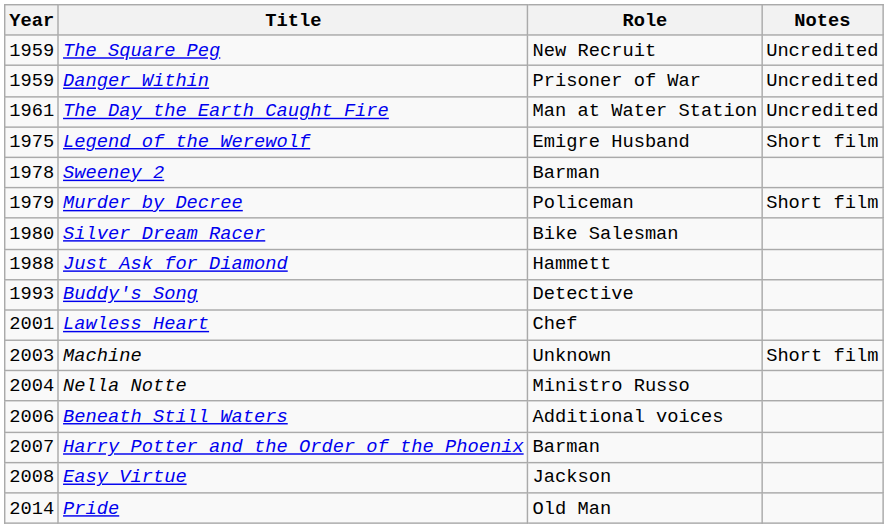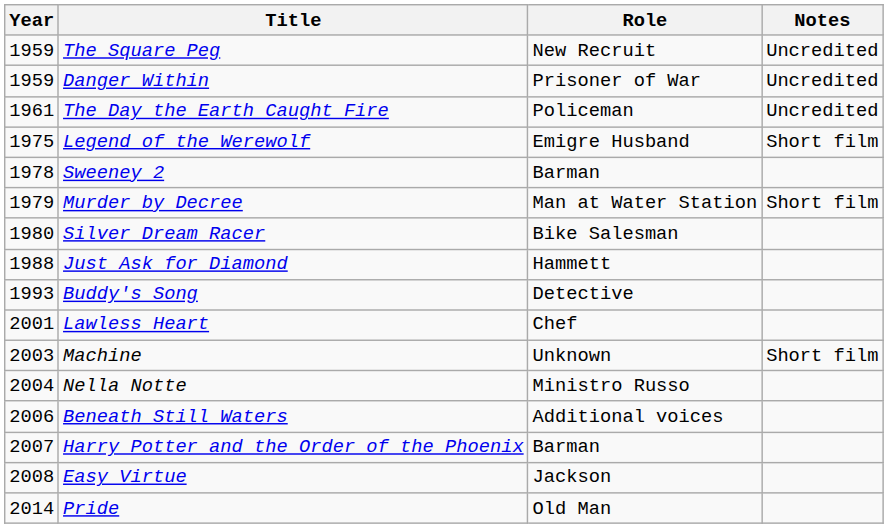(645, 112) Man at Water Station -> (583, 112) Policeman
(583, 203) Policeman -> (645, 203) Man at Water Station
